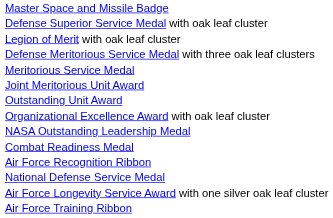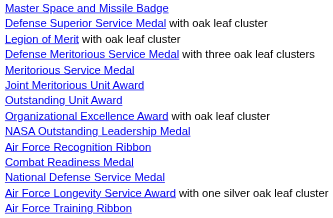rows swapped: (69, 147) <-> (78, 162)
